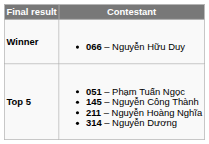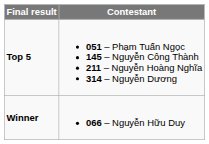rows swapped: (22, 42) <-> (19, 102)
